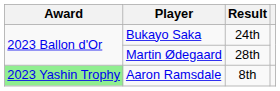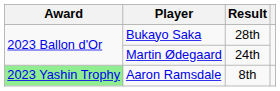(247, 34) 24th -> (247, 34) 28th
(247, 55) 28th -> (247, 55) 24th
